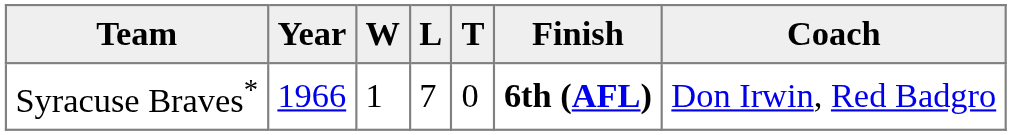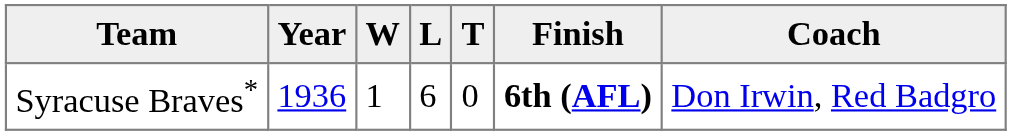(312, 96) 1966 -> (312, 96) 1936
(428, 96) 7 -> (428, 96) 6
